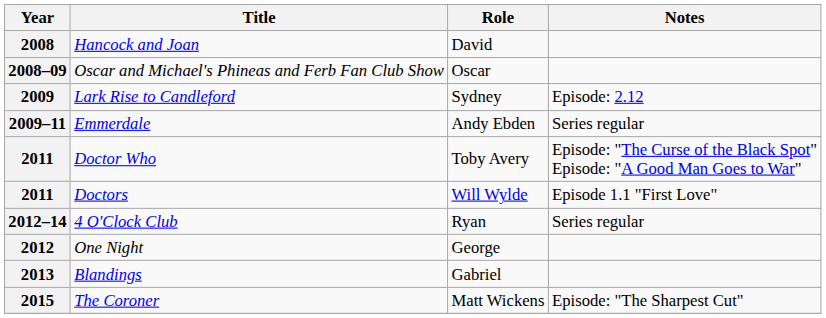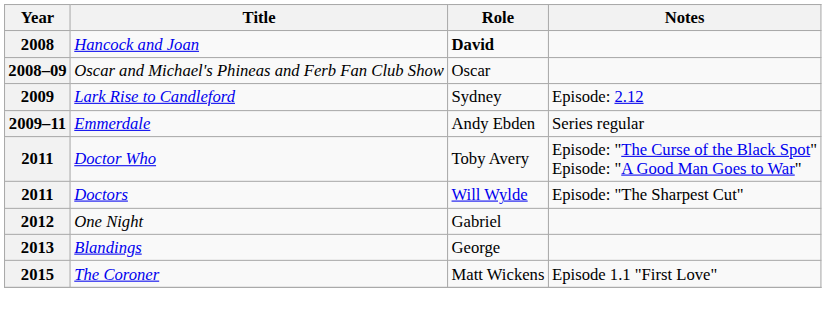(472, 44) normal -> (473, 44) bold
(635, 194) Episode 1.1 "First Love" -> (648, 194) Episode: "The Sharpest Cut"
- row: (37, 221)
(476, 247) George -> (476, 221) Gabriel
(476, 273) Gabriel -> (476, 247) George
(648, 300) Episode: "The Sharpest Cut" -> (635, 273) Episode 1.1 "First Love"
